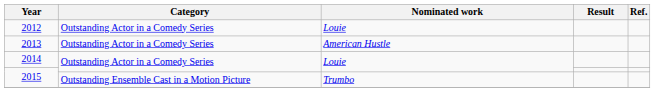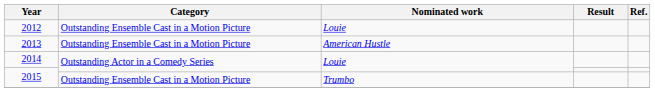(137, 28) Outstanding Actor in a Comedy Series -> (156, 28) Outstanding Ensemble Cast in a Motion Picture
(137, 43) Outstanding Actor in a Comedy Series -> (156, 43) Outstanding Ensemble Cast in a Motion Picture
